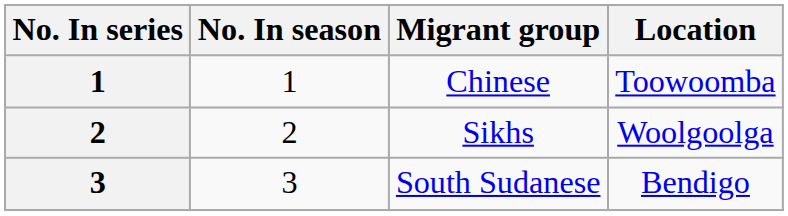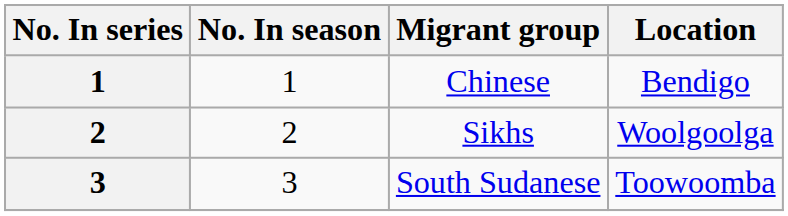(695, 81) Toowoomba -> (695, 81) Bendigo
(695, 183) Bendigo -> (695, 183) Toowoomba
